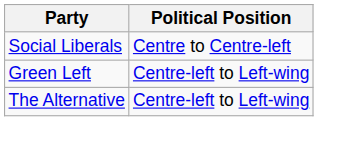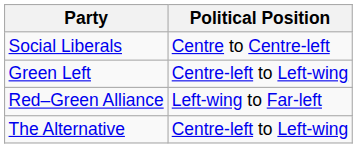+ row: (86, 101)
